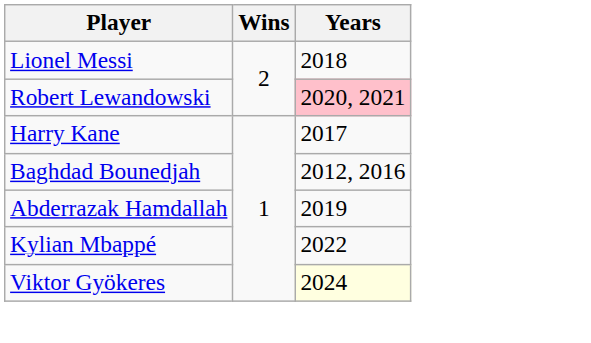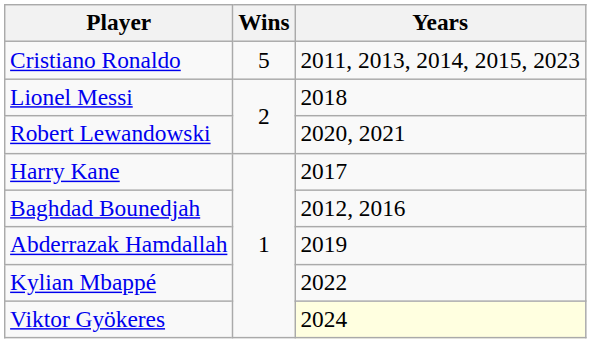+ row: (95, 60)
(353, 97) pink background -> (353, 134) no background
